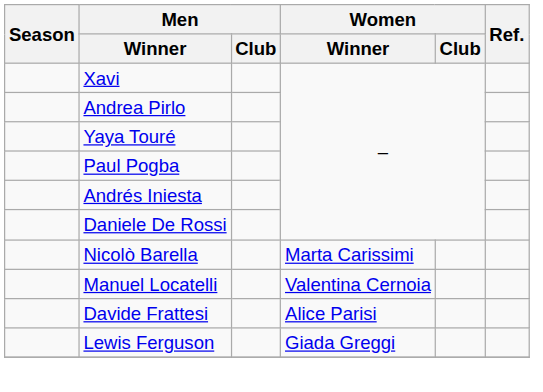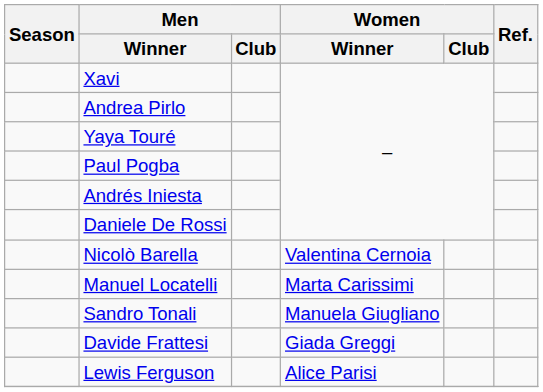(349, 254) Marta Carissimi -> (358, 254) Valentina Cernoia
(358, 284) Valentina Cernoia -> (349, 284) Marta Carissimi
+ row: (140, 313)
(331, 313) Alice Parisi -> (340, 342) Giada Greggi
(340, 342) Giada Greggi -> (331, 372) Alice Parisi
